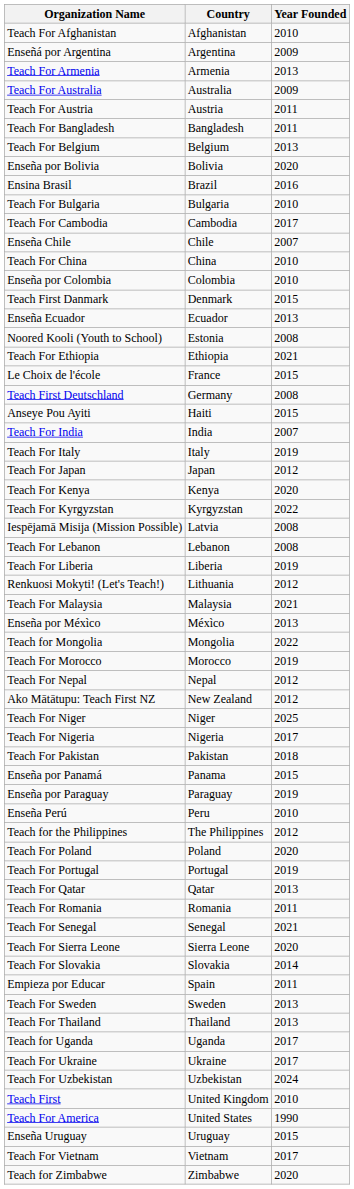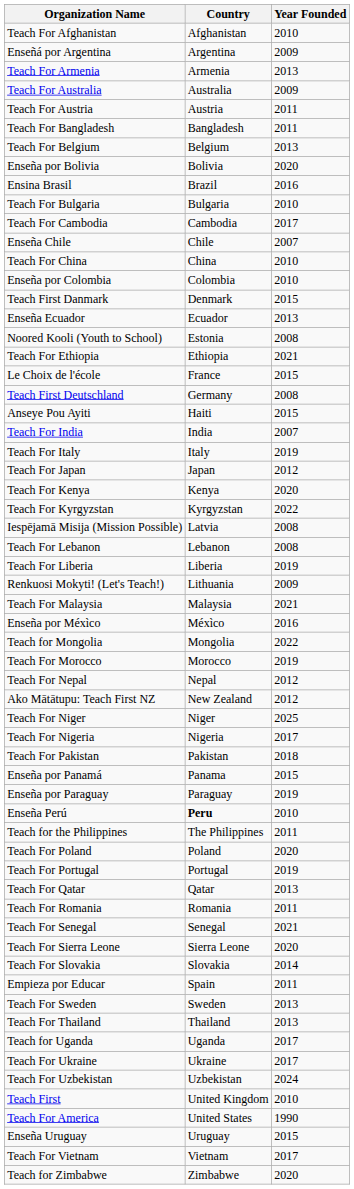(286, 584) 2012 -> (286, 584) 2009
(286, 623) 2013 -> (286, 623) 2016
(199, 813) normal -> (200, 813) bold
(286, 832) 2012 -> (286, 832) 2011
